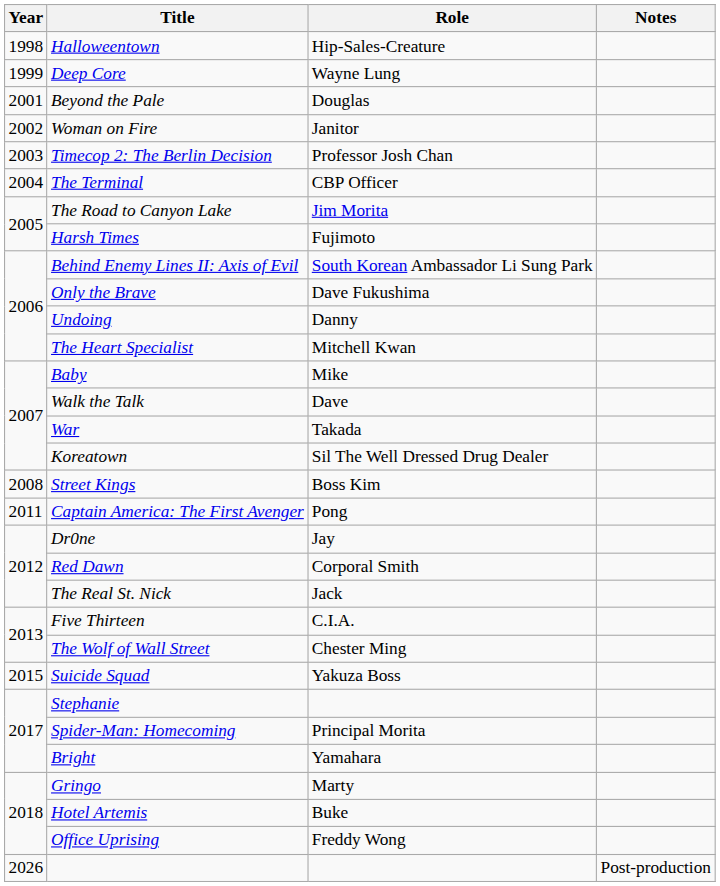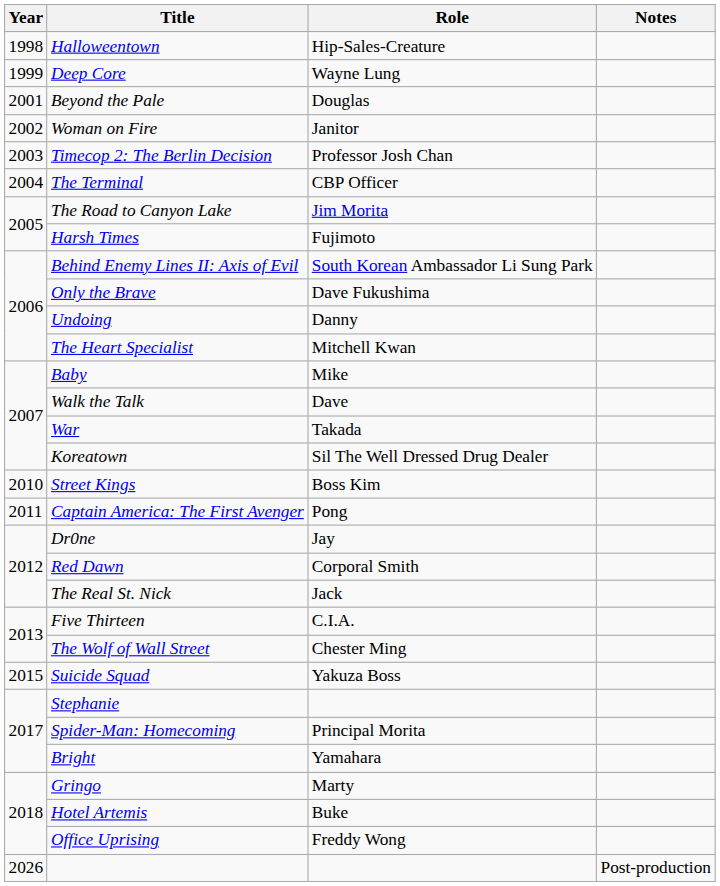(26, 484) 2008 -> (26, 484) 2010
